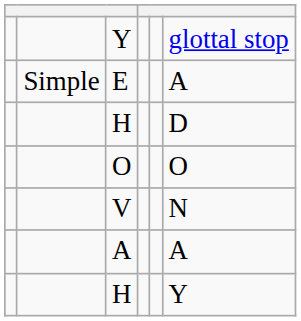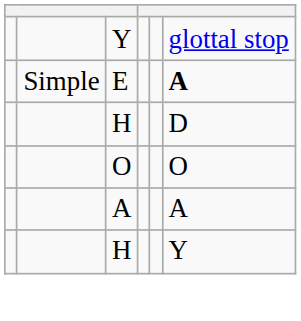(178, 80) normal -> (178, 80) bold
- row: (62, 209)
